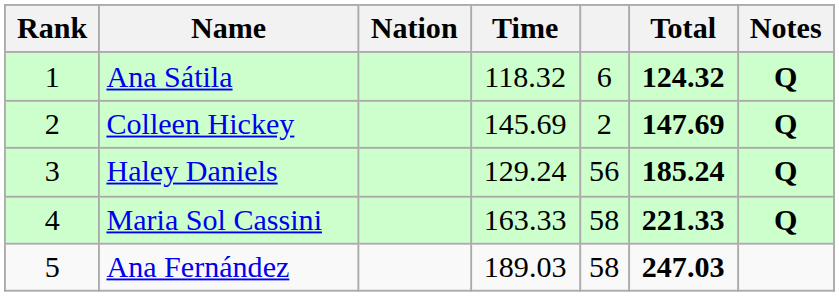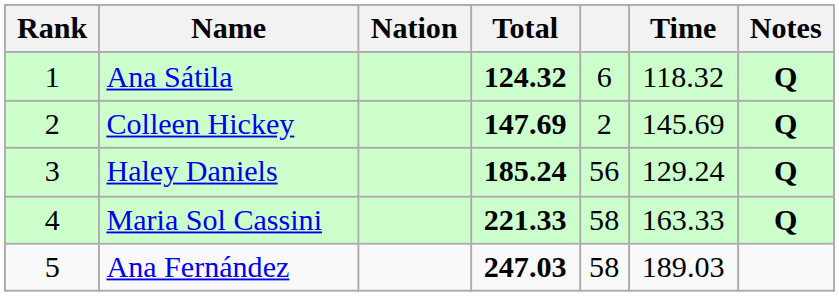columns swapped: (525, 28) <-> (683, 28)
